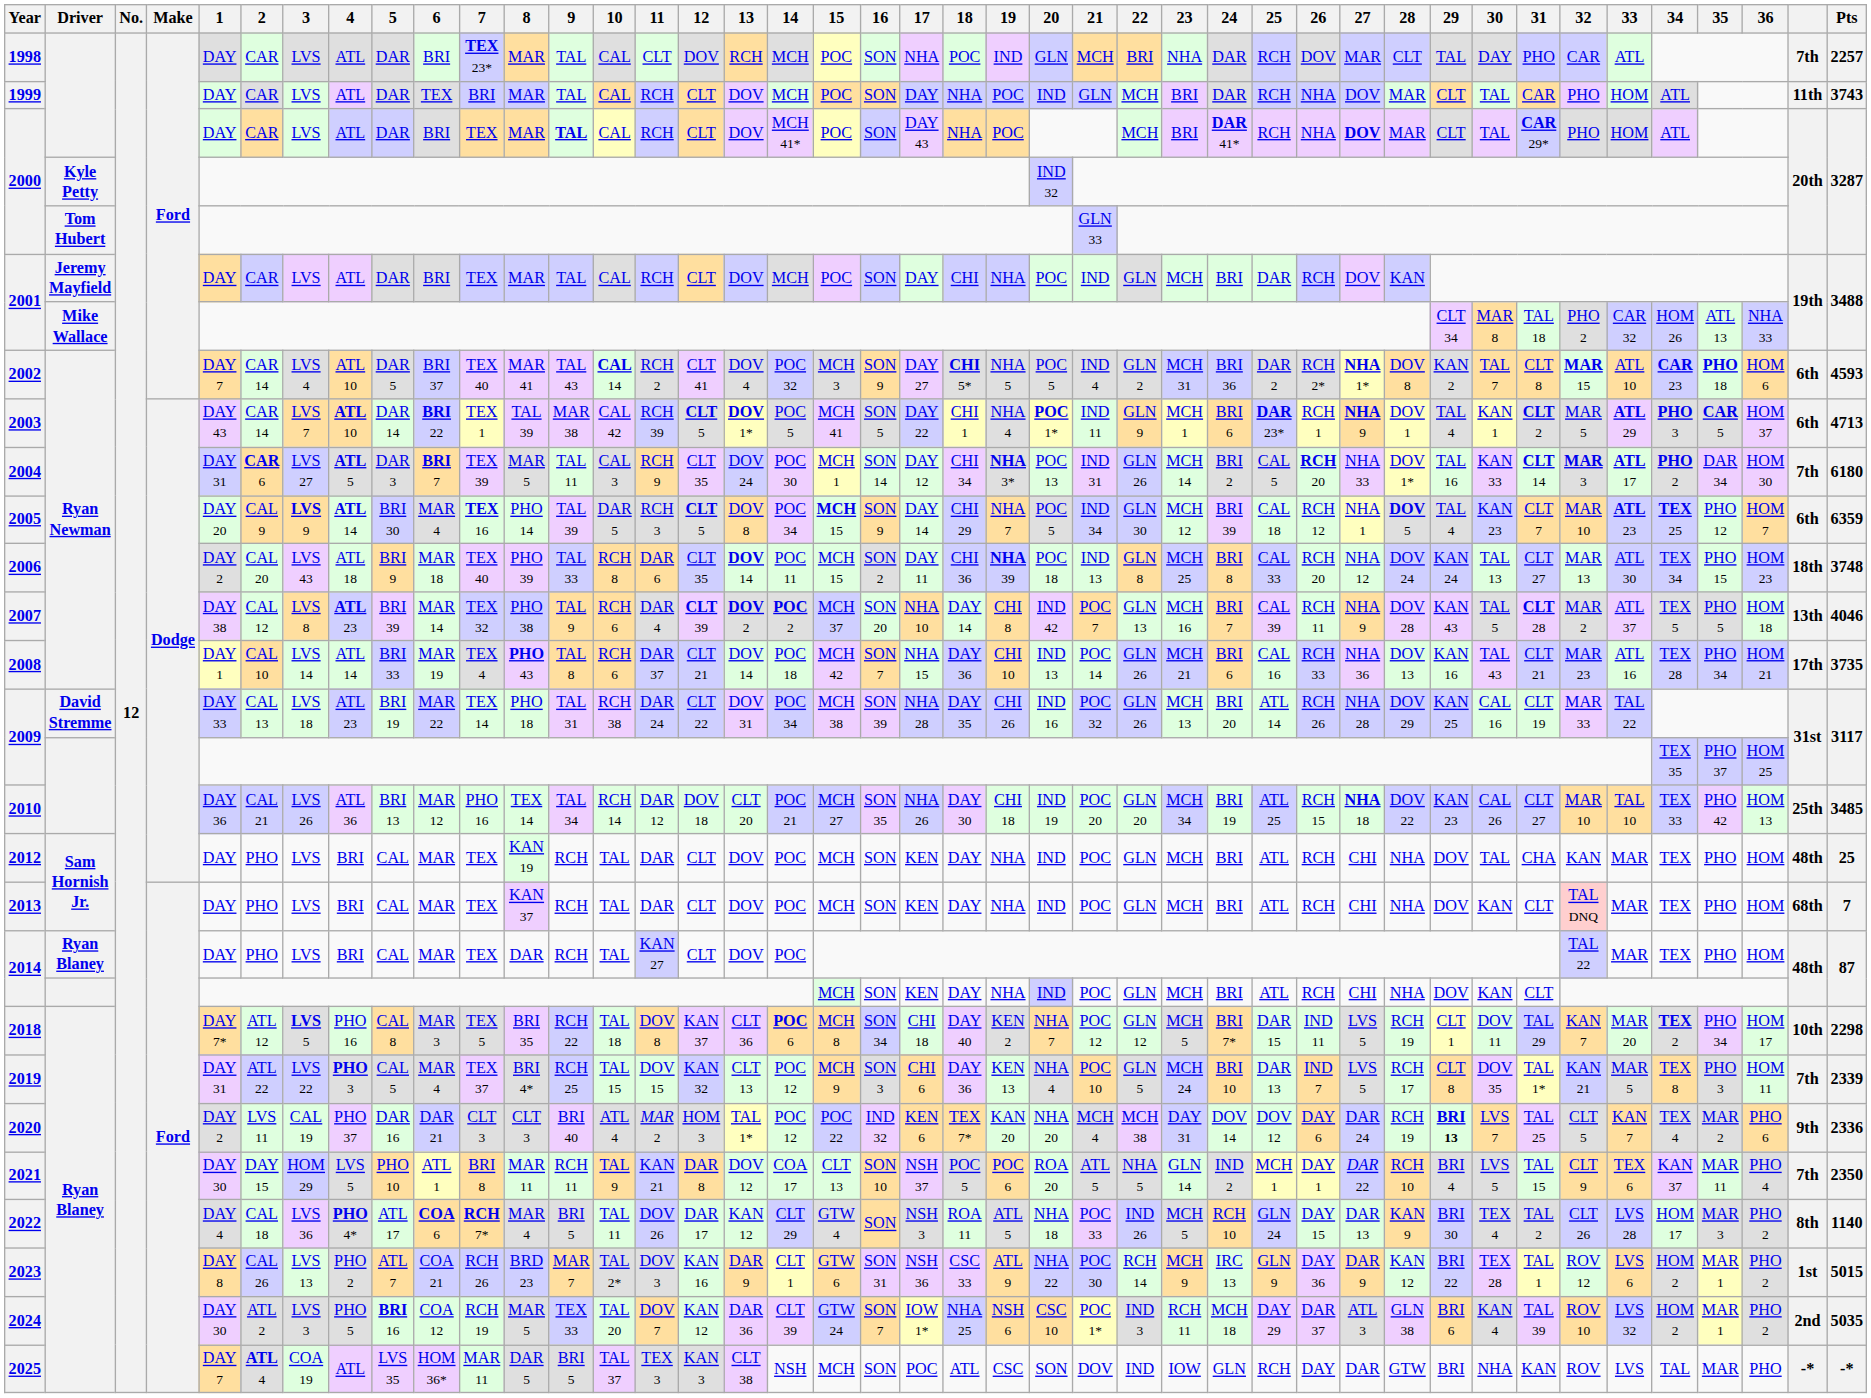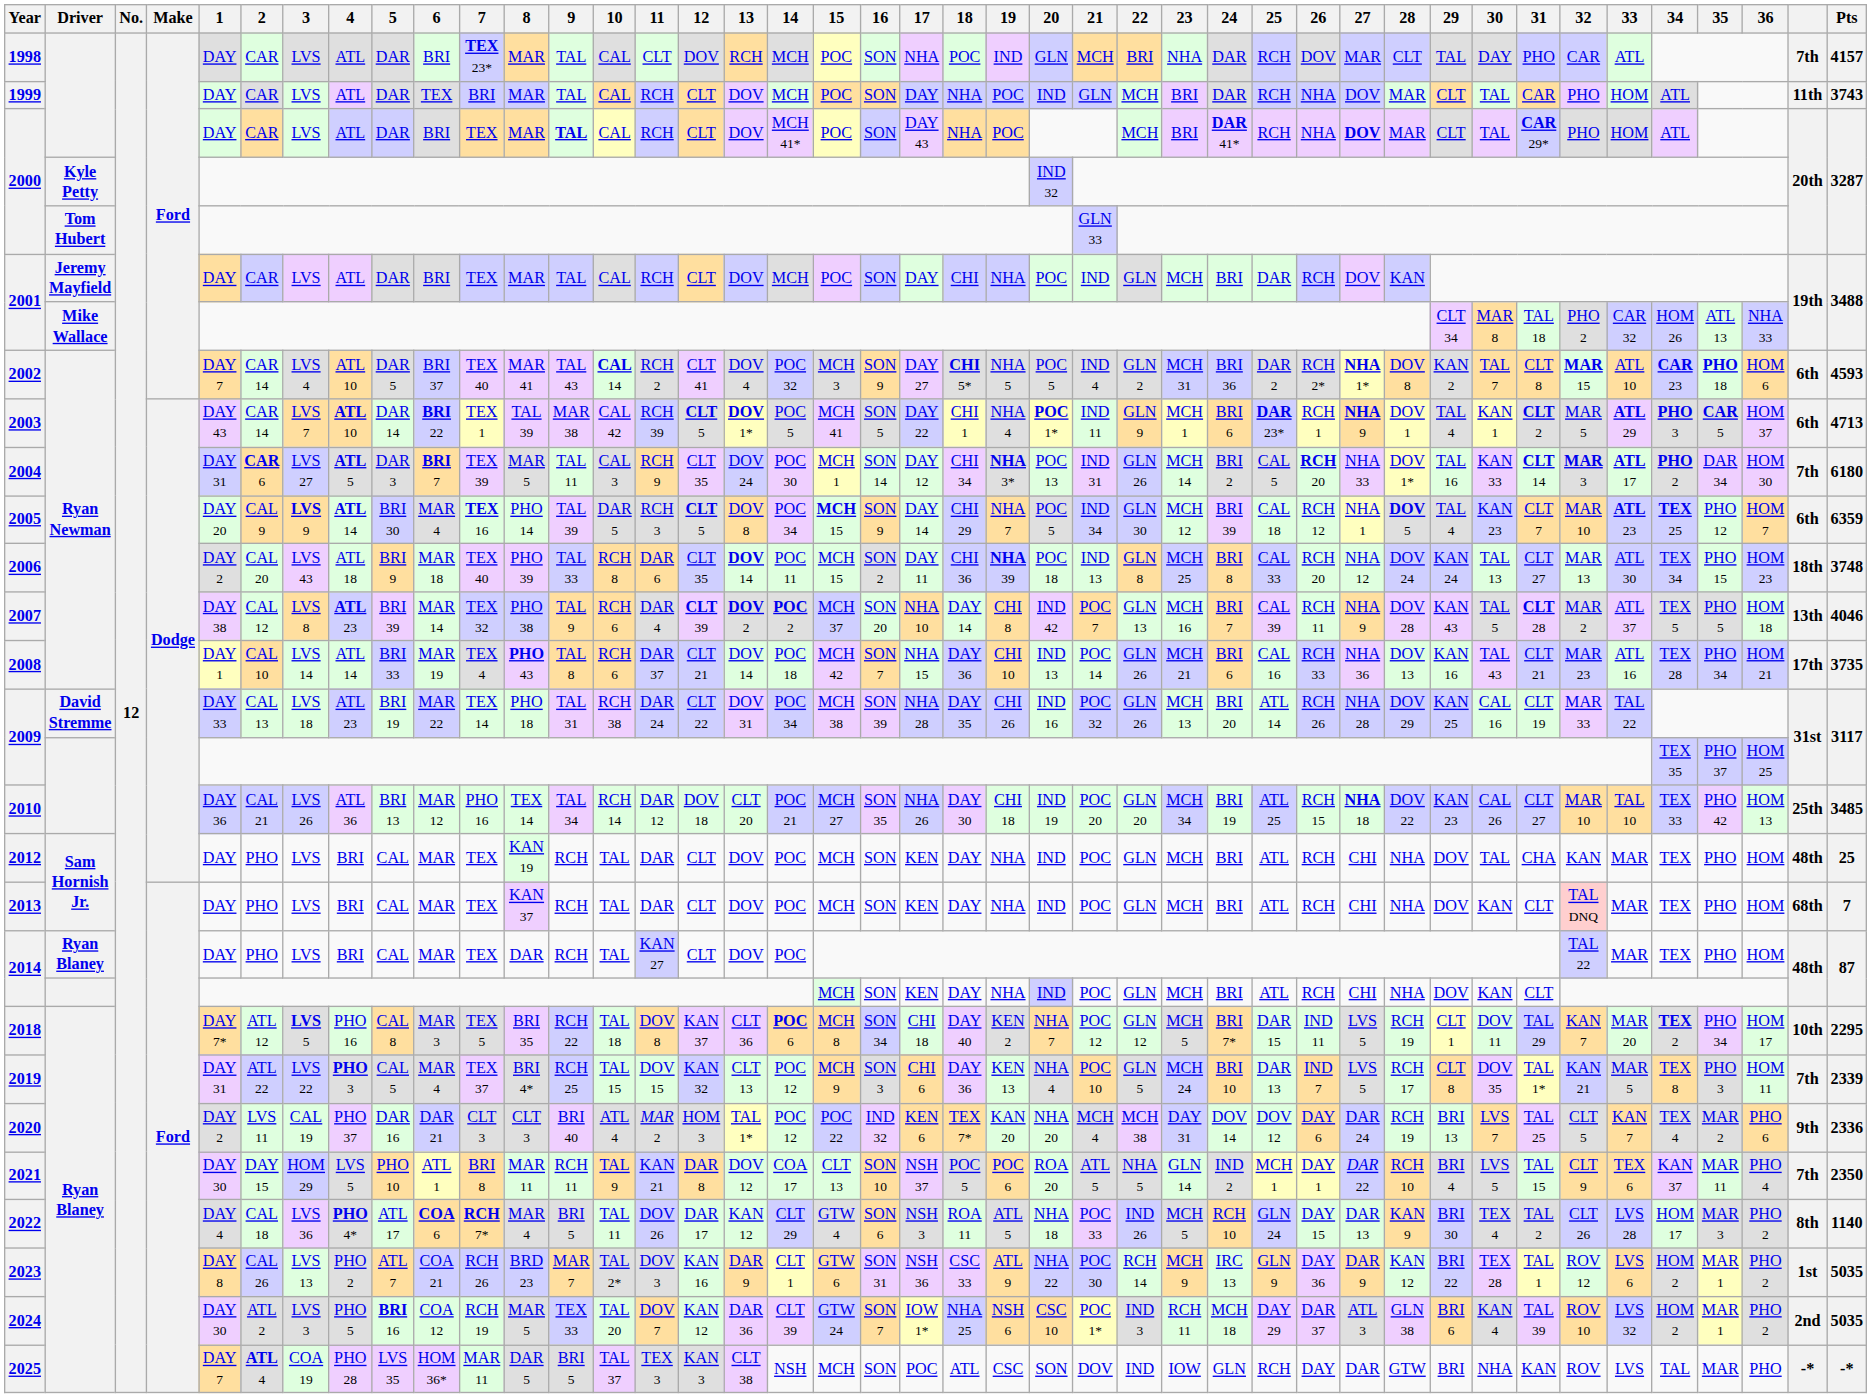(1847, 56) 2257 -> (1847, 56) 4157
(1847, 1030) 2298 -> (1847, 1030) 2295
(1451, 1127) bold -> (1451, 1126) normal
(880, 1223) SON -> (880, 1223) SON 6
(1847, 1272) 5015 -> (1847, 1272) 5035
(350, 1368) ATL -> (350, 1368) PHO 28
